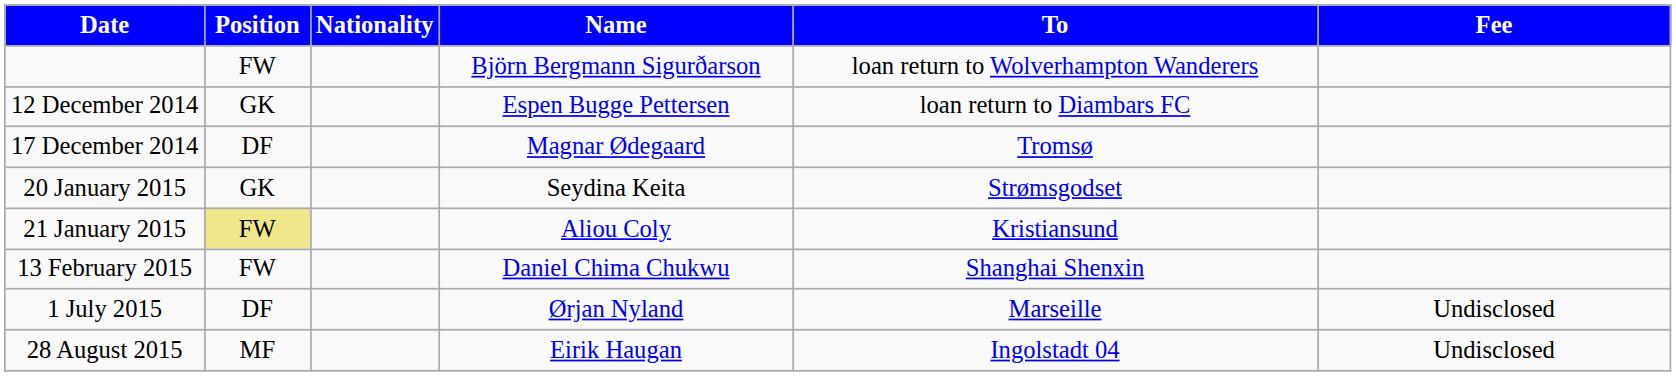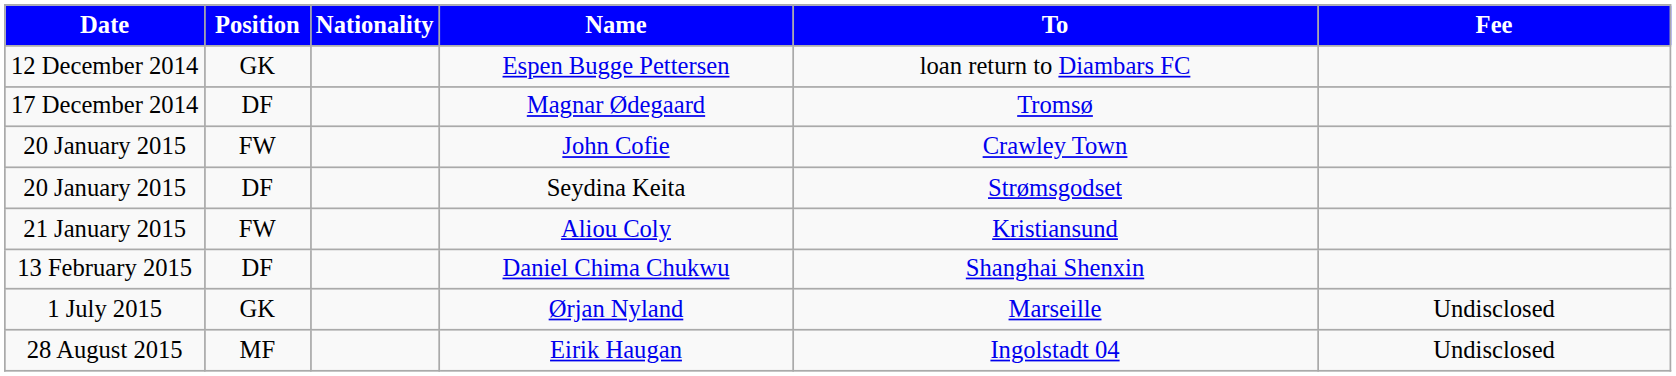- row: (616, 65)
+ row: (616, 147)
(257, 187) GK -> (257, 187) DF
(257, 228) khaki background -> (257, 228) no background
(257, 268) FW -> (257, 268) DF
(257, 309) DF -> (257, 309) GK
